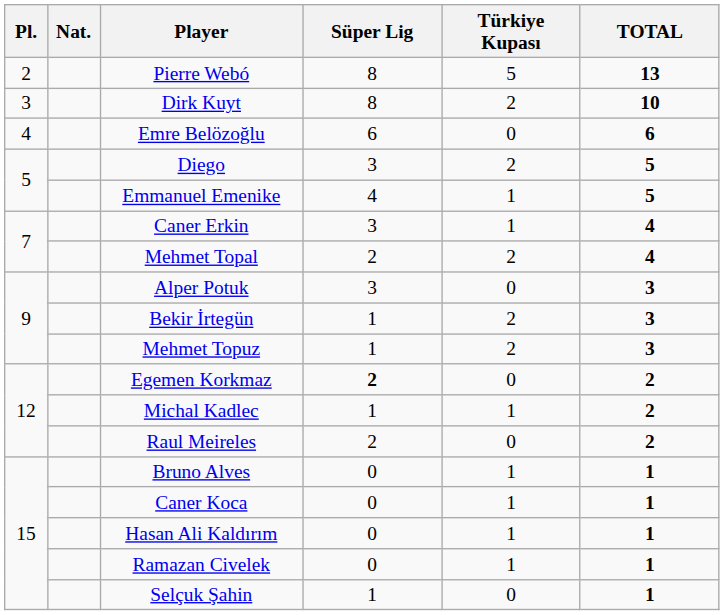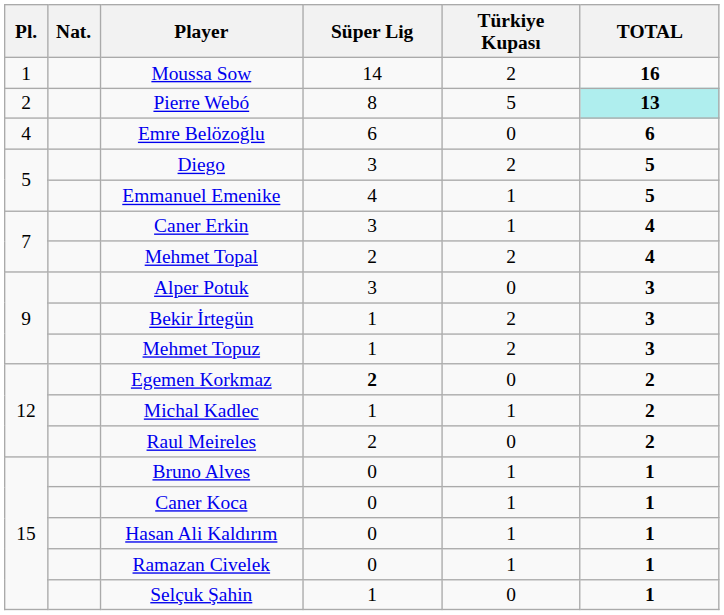+ row: (201, 73)
(650, 73) no background -> (650, 103) paleturquoise background
- row: (201, 103)
